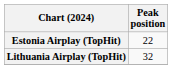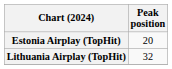(148, 40) 22 -> (148, 40) 20
